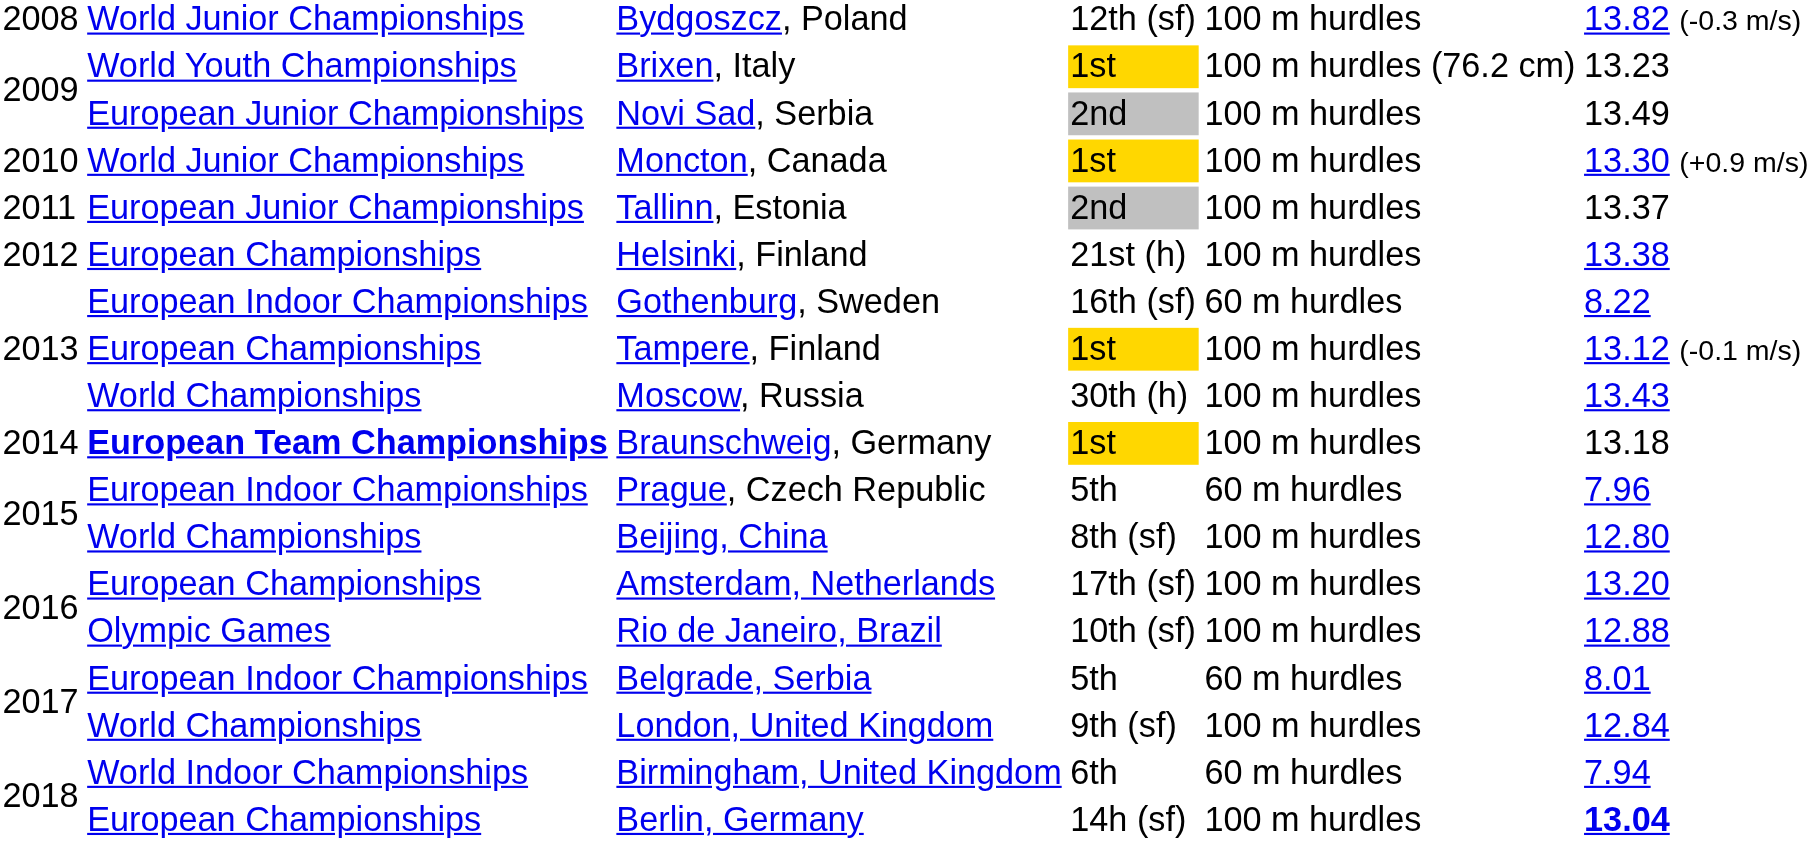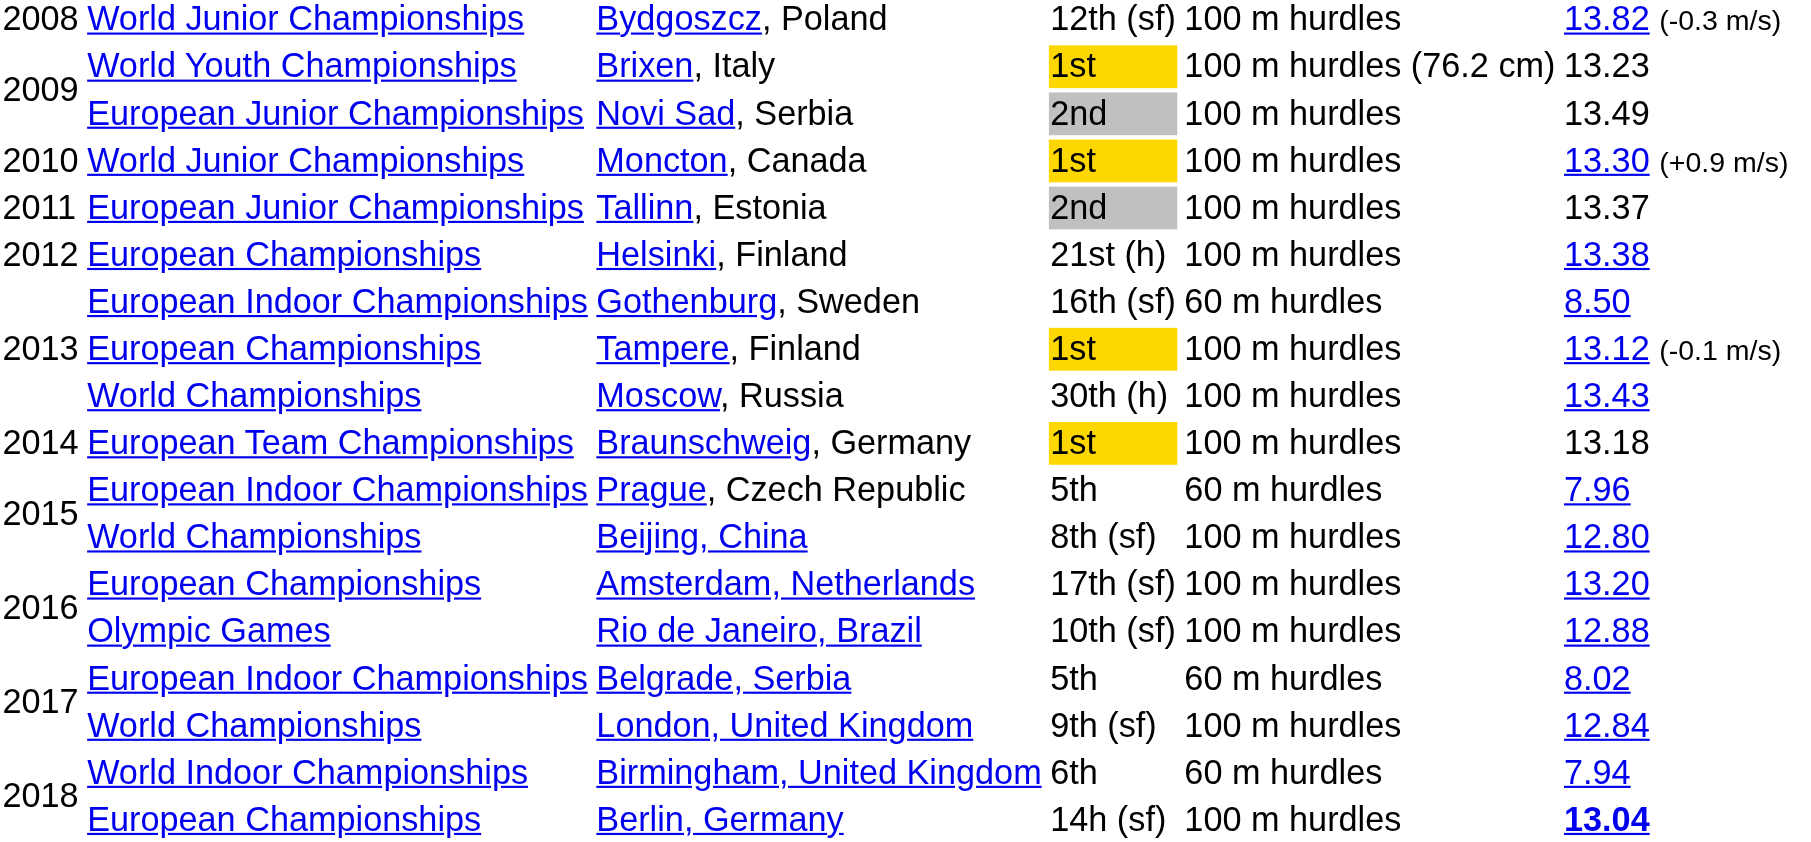(1617, 301) 8.22 -> (1597, 301) 8.50
(347, 442) bold -> (330, 442) normal
(1617, 678) 8.01 -> (1597, 678) 8.02
